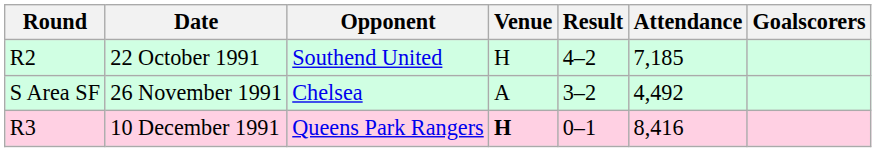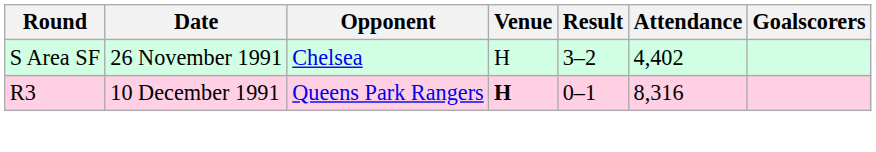- row: (185, 57)
(502, 92) A -> (502, 57) H
(659, 92) 4,492 -> (659, 57) 4,402
(659, 127) 8,416 -> (659, 92) 8,316
